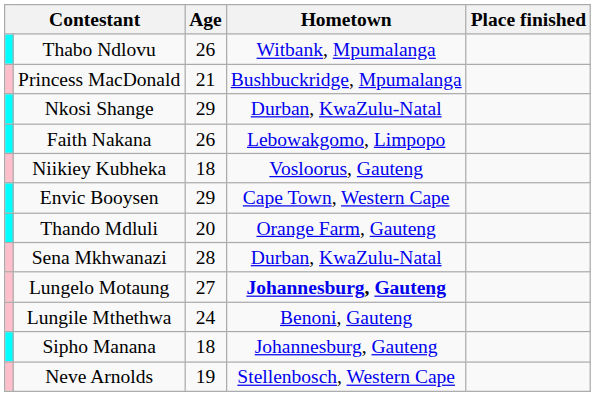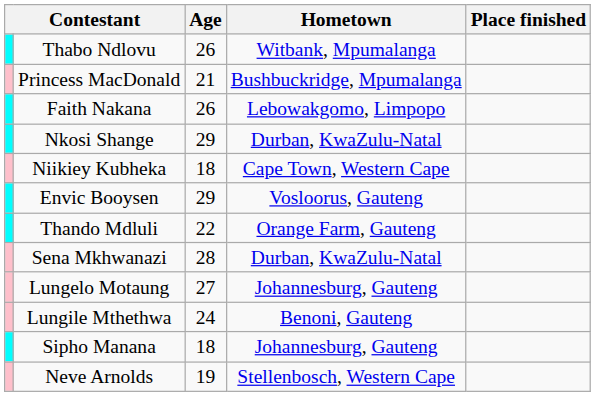rows swapped: (99, 138) <-> (99, 109)
(346, 168) Vosloorus, Gauteng -> (346, 168) Cape Town, Western Cape
(346, 198) Cape Town, Western Cape -> (346, 198) Vosloorus, Gauteng
(205, 228) 20 -> (205, 228) 22
(346, 287) bold -> (346, 287) normal
